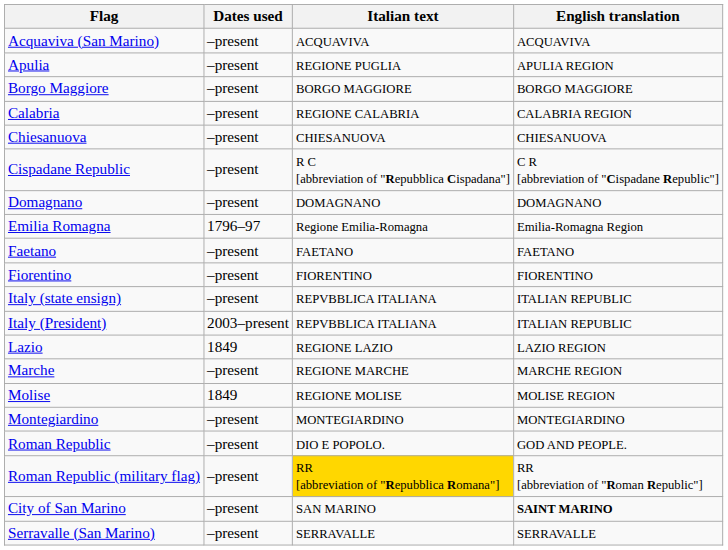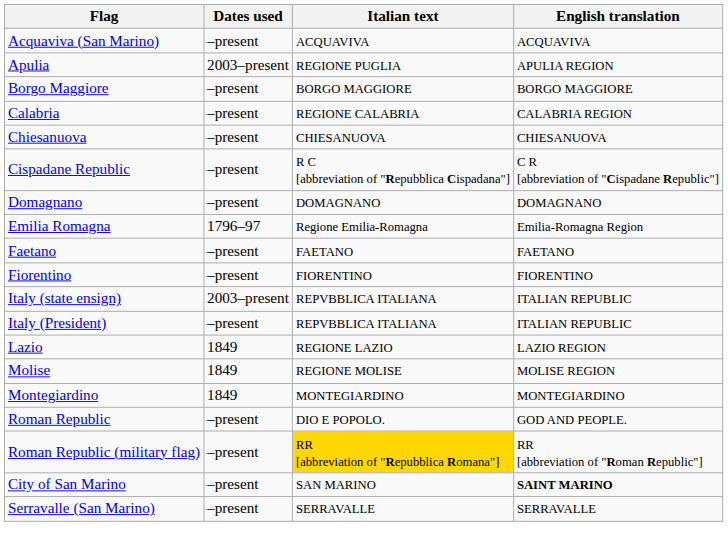(233, 64) –present -> (248, 64) 2003–present
(233, 298) –present -> (248, 298) 2003–present
(248, 322) 2003–present -> (233, 322) –present
- row: (31, 371)
(233, 419) –present -> (222, 395) 1849
